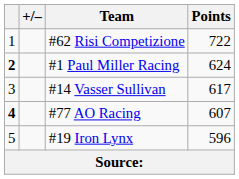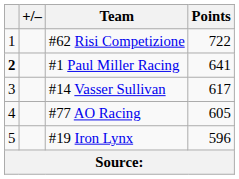(220, 65) 624 -> (220, 65) 641
(12, 114) bold -> (12, 114) normal
(220, 114) 607 -> (220, 114) 605
